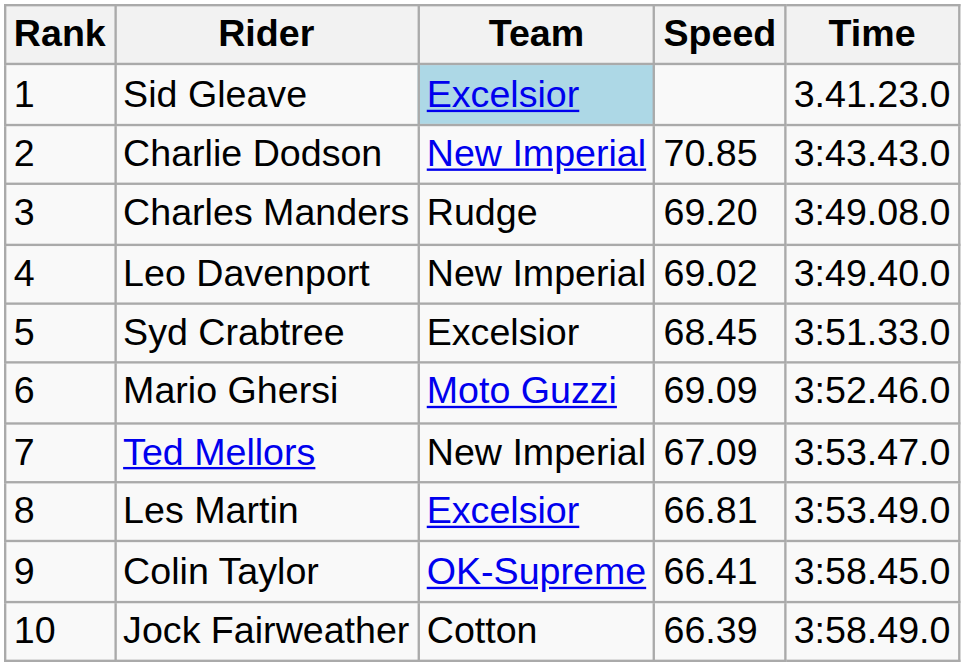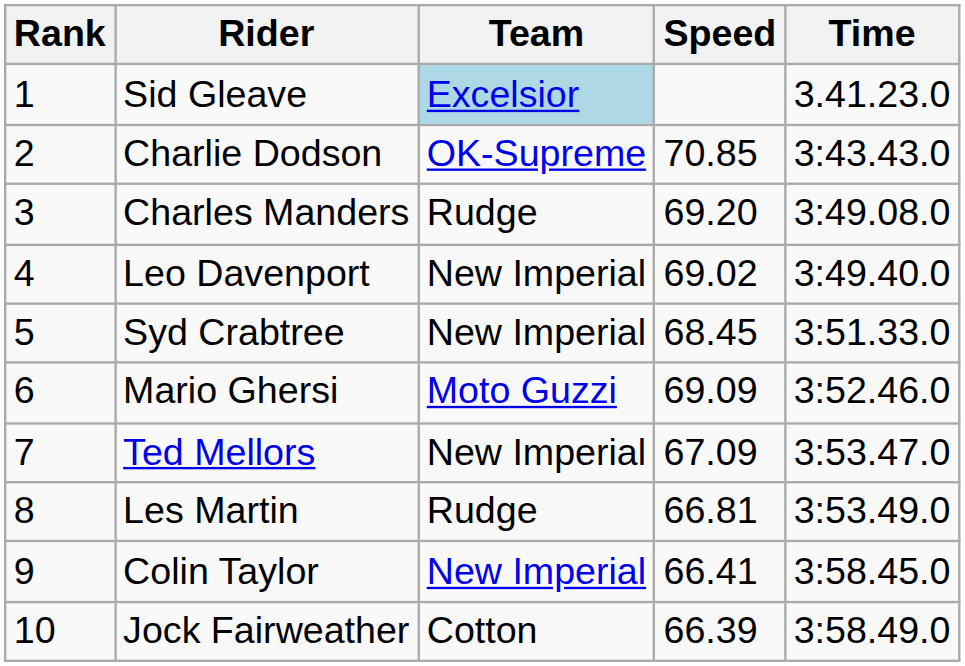(536, 153) New Imperial -> (536, 153) OK-Supreme
(503, 332) Excelsior -> (536, 332) New Imperial
(503, 511) Excelsior -> (482, 511) Rudge
(536, 570) OK-Supreme -> (536, 570) New Imperial
